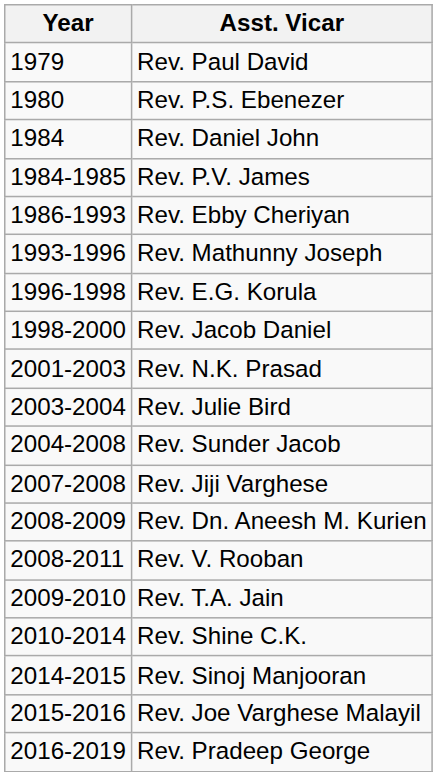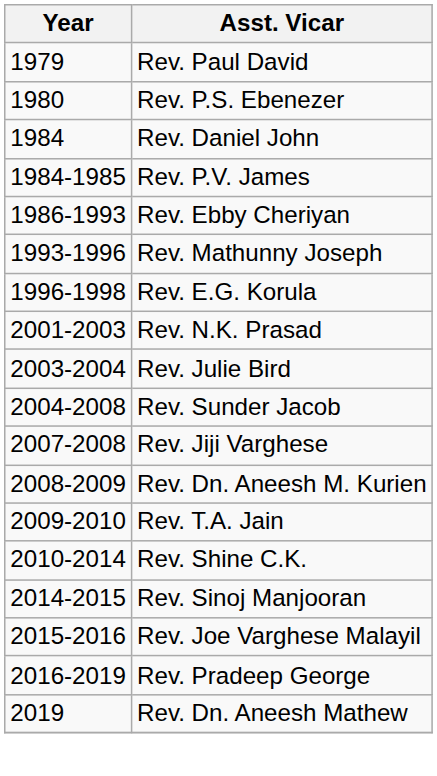- row: (234, 330)
- row: (220, 560)
+ row: (272, 713)
